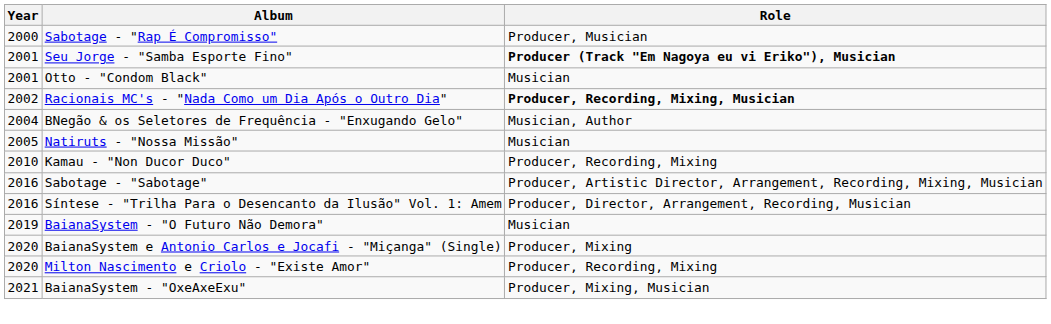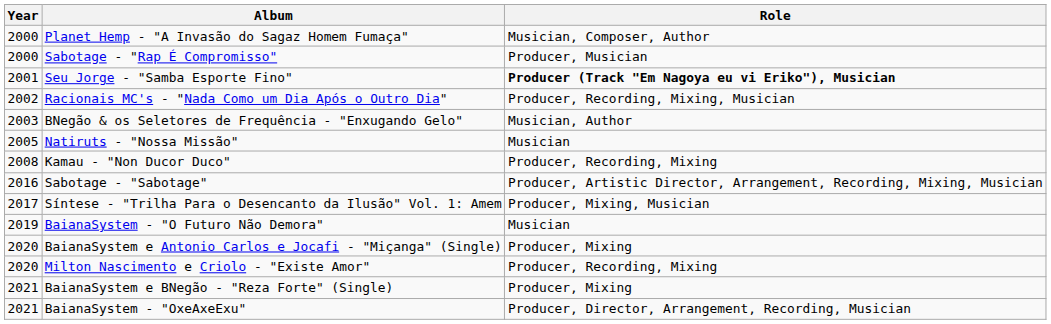+ row: (227, 36)
- row: (126, 78)
(651, 99) bold -> (651, 99) normal
(23, 120) 2004 -> (23, 120) 2003
(23, 162) 2010 -> (23, 162) 2008
(23, 204) 2016 -> (23, 204) 2017
(709, 204) Producer, Director, Arrangement, Recording, Musician -> (609, 204) Producer, Mixing, Musician
+ row: (219, 288)
(609, 288) Producer, Mixing, Musician -> (709, 309) Producer, Director, Arrangement, Recording, Musician
